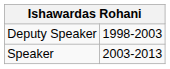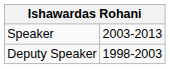rows swapped: (52, 34) <-> (31, 53)
